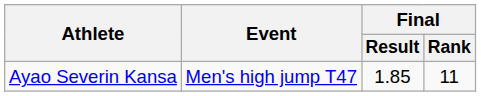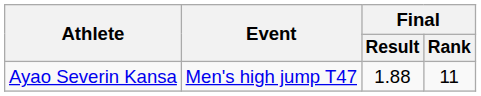(392, 77) 1.85 -> (392, 77) 1.88
